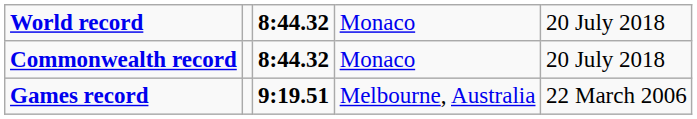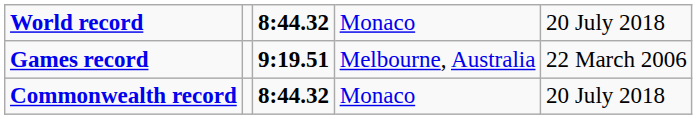rows swapped: (123, 59) <-> (79, 95)
